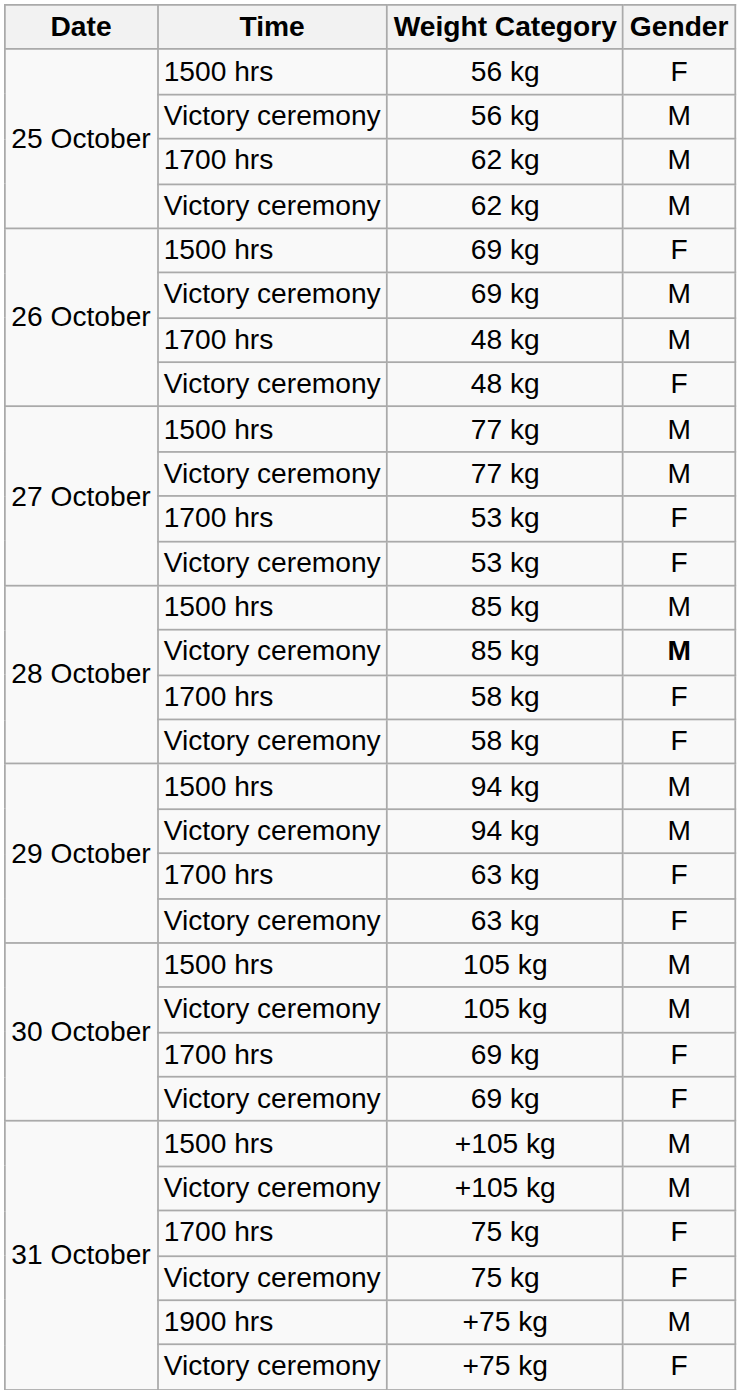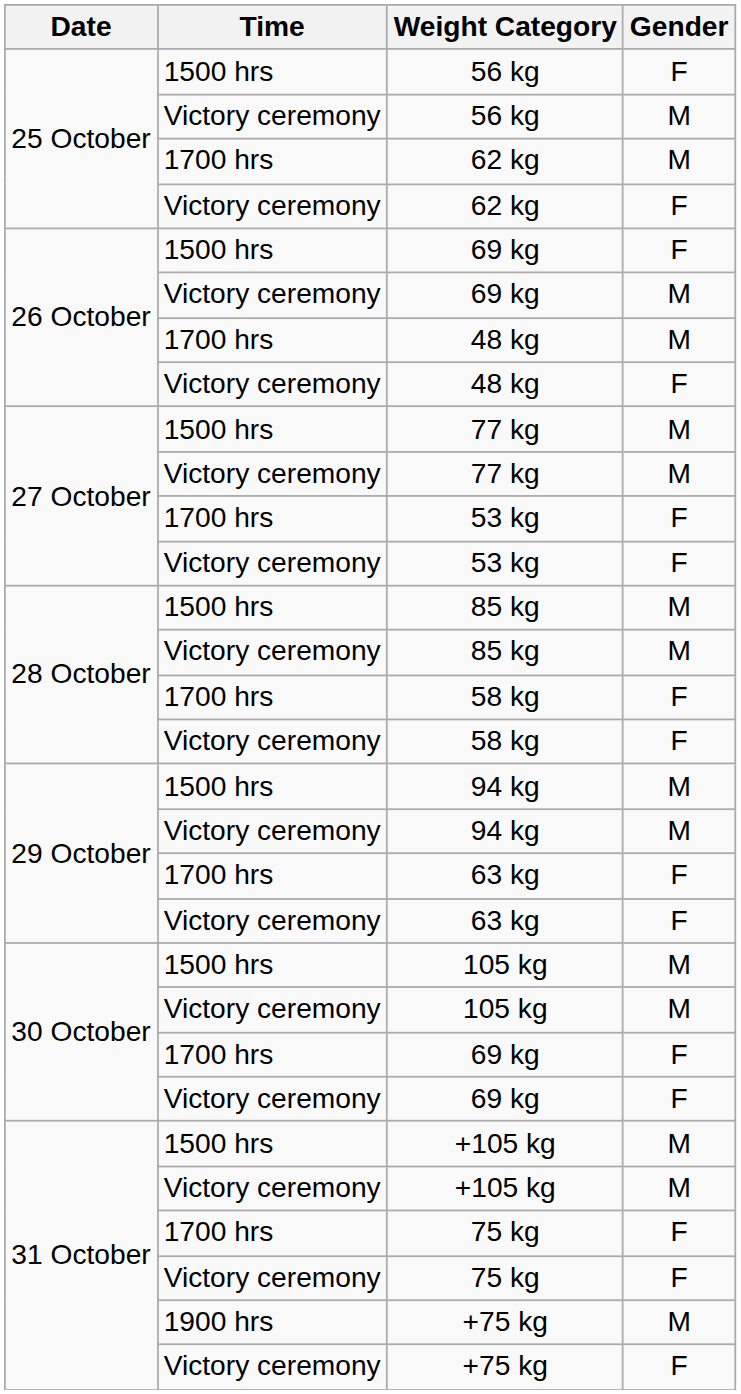(679, 205) M -> (679, 205) F
(679, 652) bold -> (679, 652) normal
